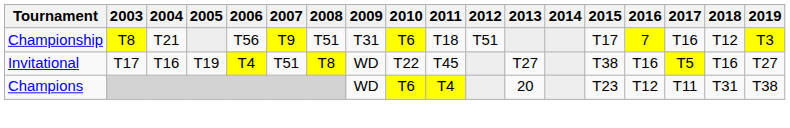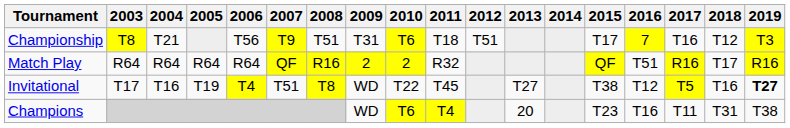+ row: (45, 63)
(645, 63) T16 -> (645, 87) T12
(765, 63) normal -> (765, 87) bold
(645, 87) T12 -> (645, 110) T16
